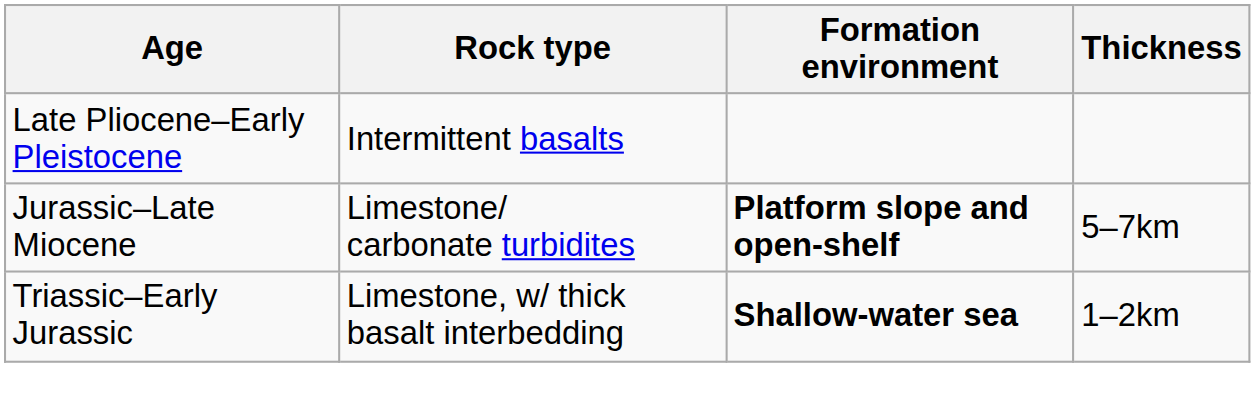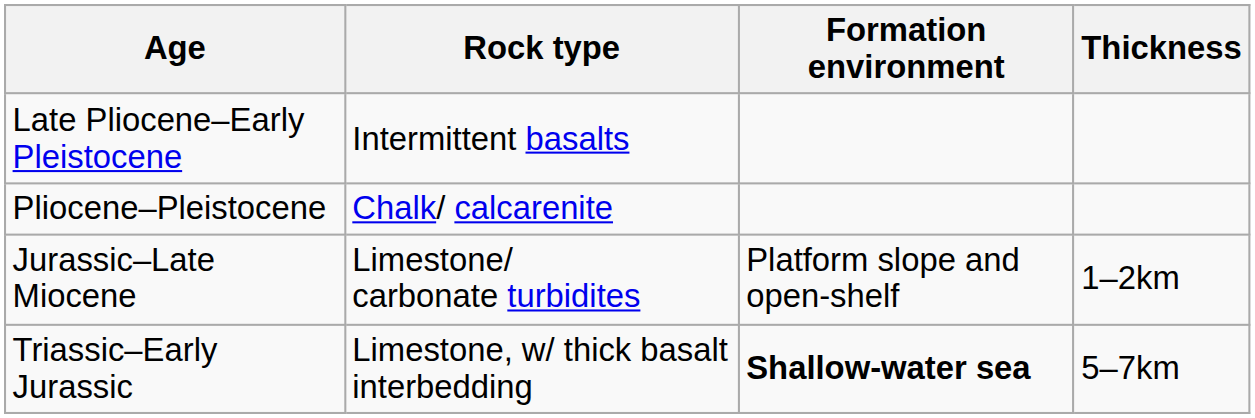+ row: (169, 208)
(881, 226) bold -> (883, 278) normal
(1131, 226) 5–7km -> (1131, 278) 1–2km
(1131, 315) 1–2km -> (1131, 367) 5–7km
